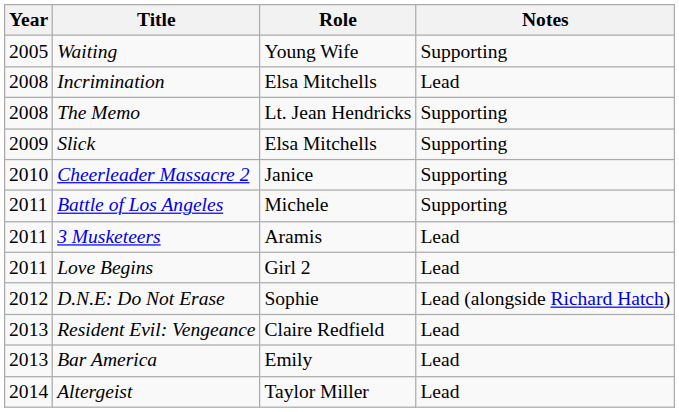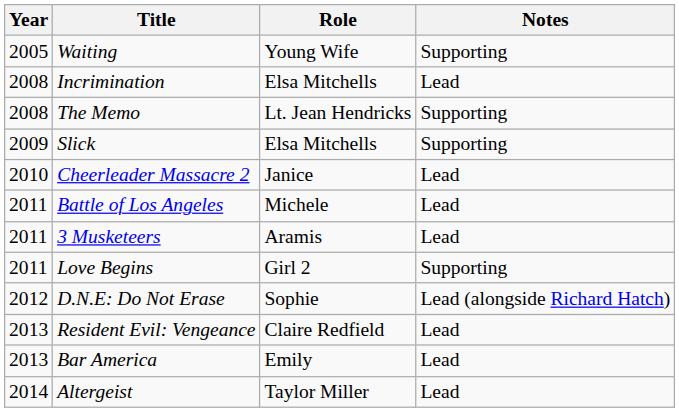(464, 174) Supporting -> (440, 174) Lead
(464, 205) Supporting -> (440, 205) Lead
(440, 267) Lead -> (464, 267) Supporting
